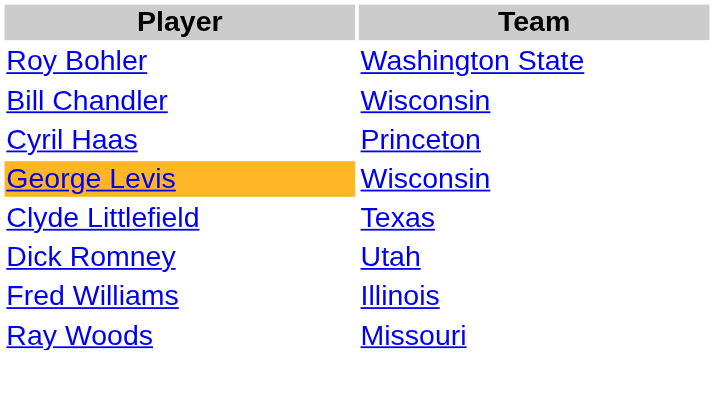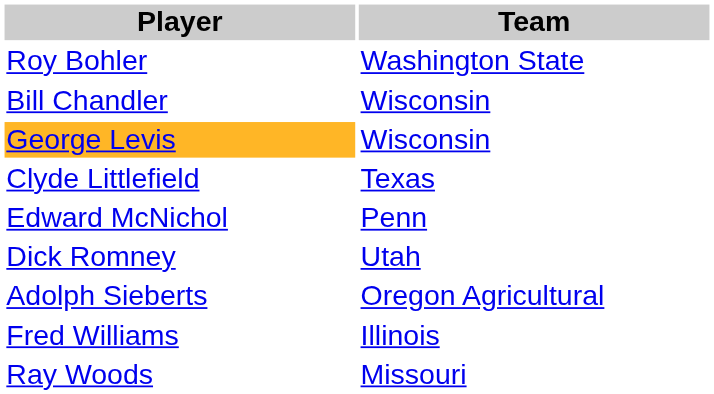- row: (72, 139)
+ row: (117, 217)
+ row: (107, 296)
